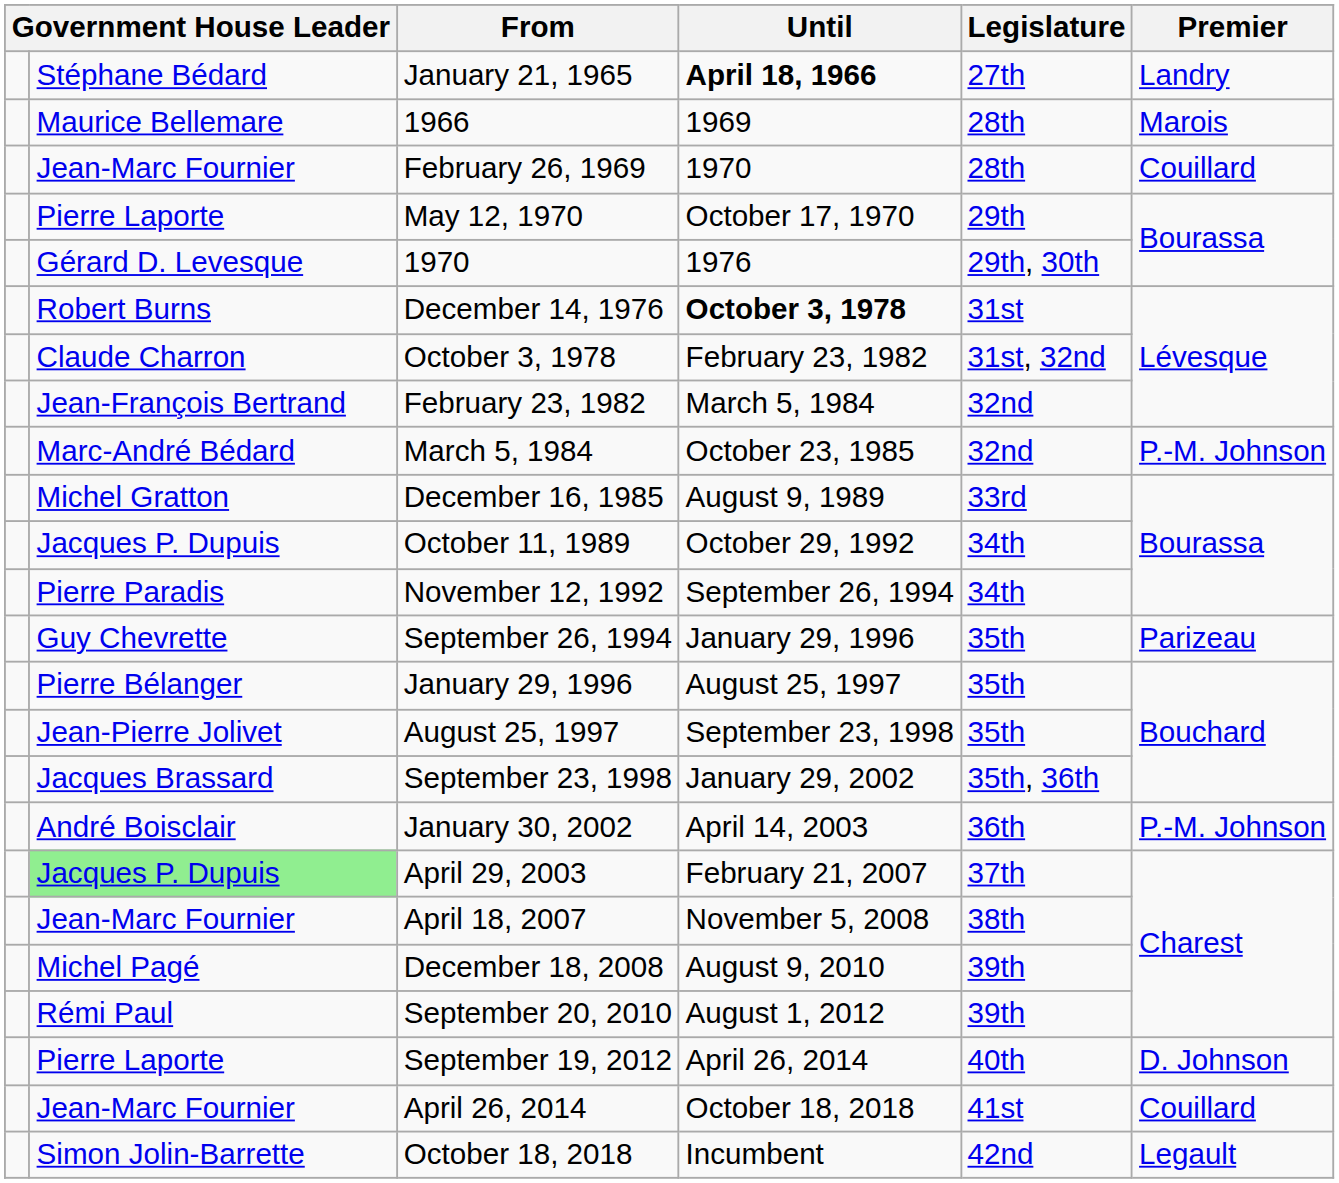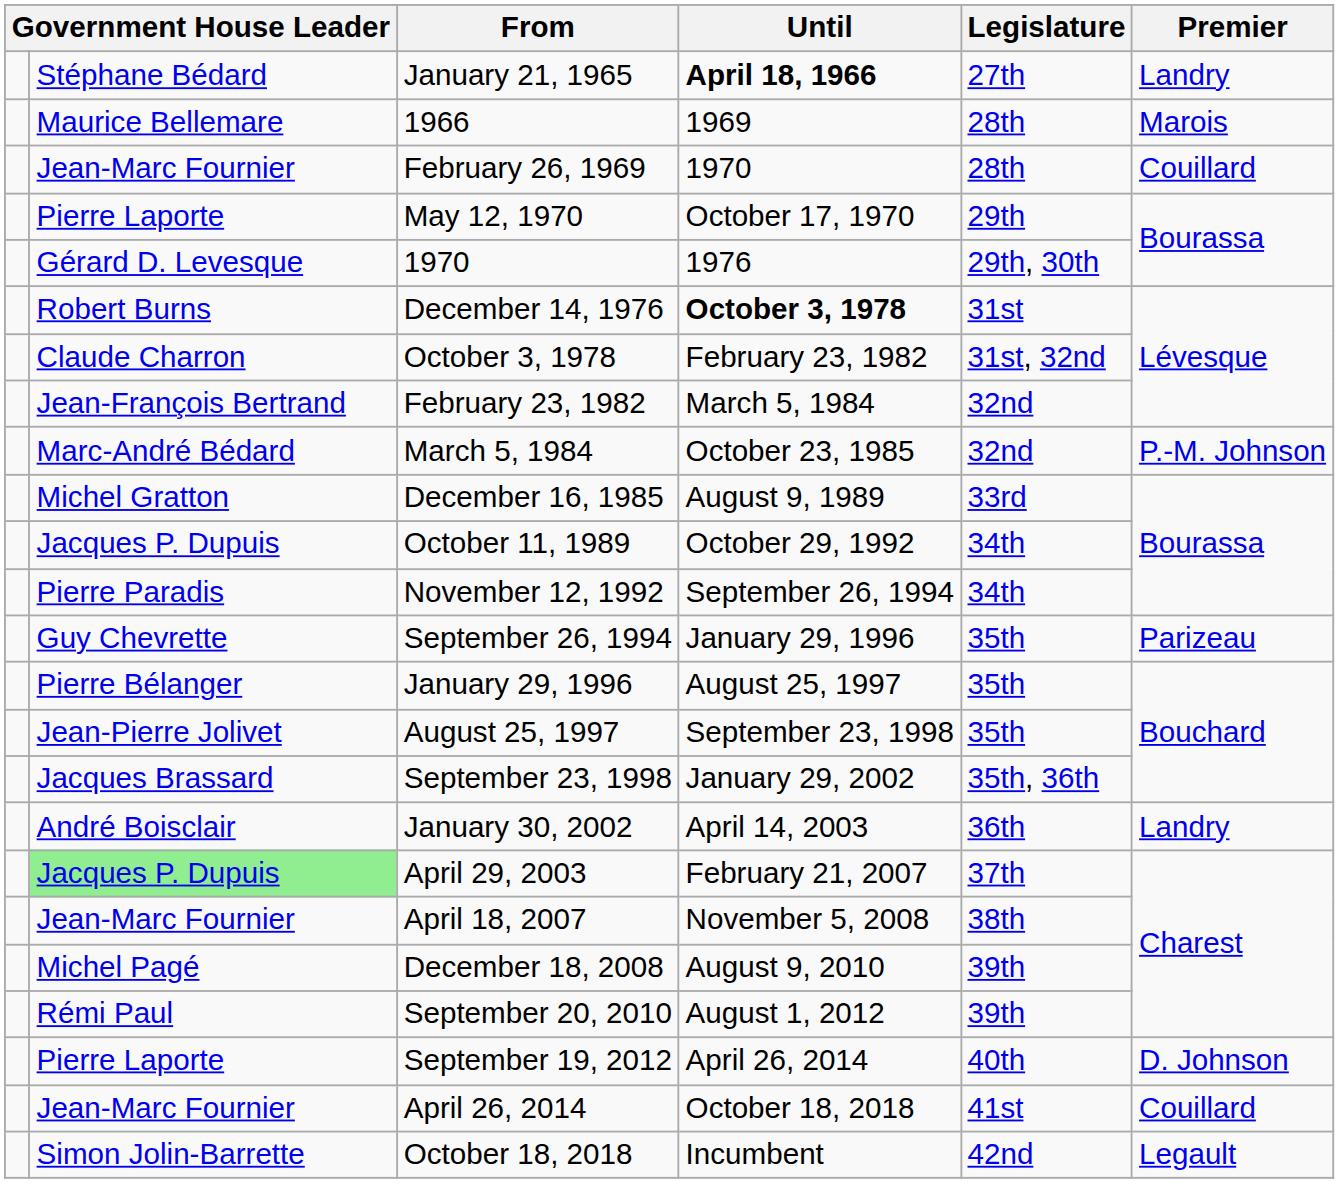(1233, 826) P.-M. Johnson -> (1184, 826) Landry
